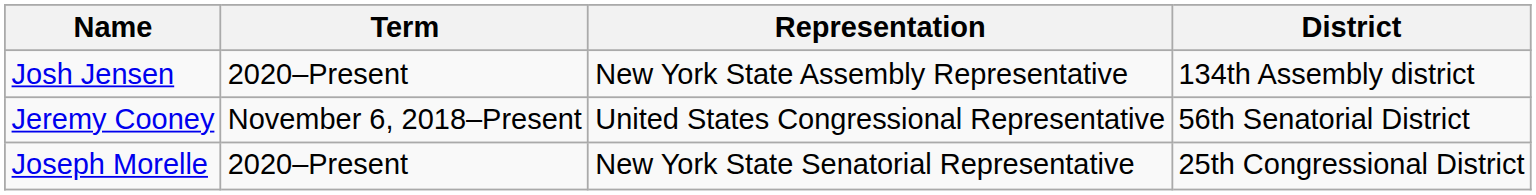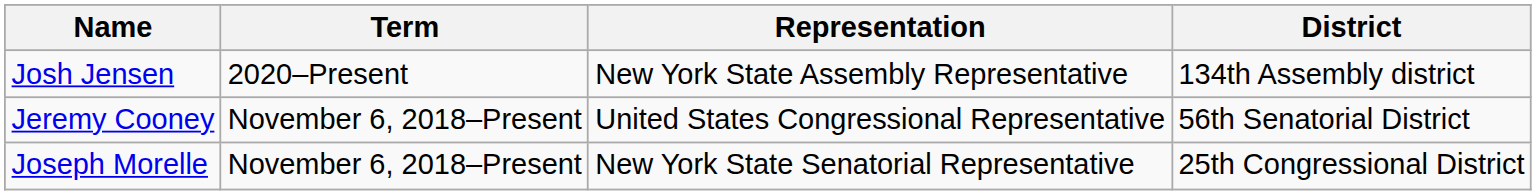(318, 165) 2020–Present -> (405, 165) November 6, 2018–Present
